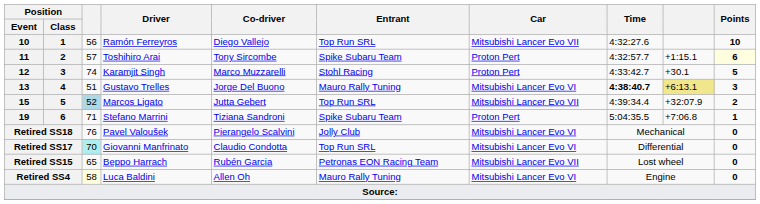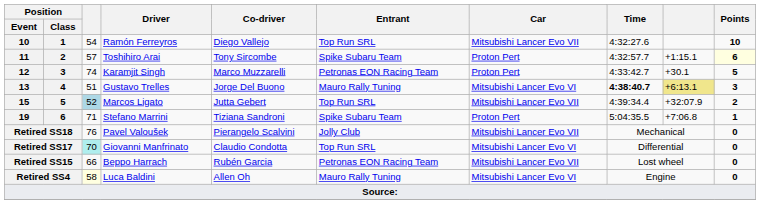(92, 41) 56 -> (92, 41) 54
(346, 71) Stohl Racing -> (379, 71) Petronas EON Racing Team
(524, 131) Mitsubishi Lancer Evo VI -> (525, 131) Mitsubishi Lancer Evo VII
(92, 162) 65 -> (92, 162) 66
